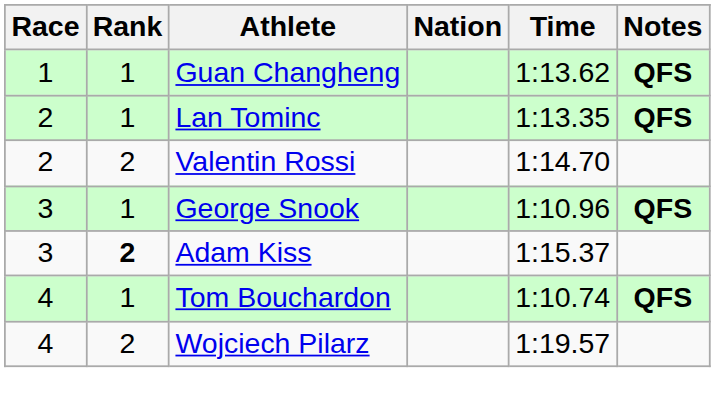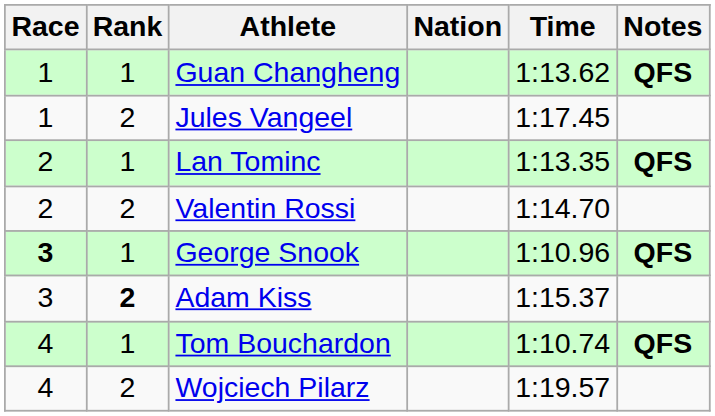+ row: (264, 117)
(45, 207) normal -> (45, 252) bold
